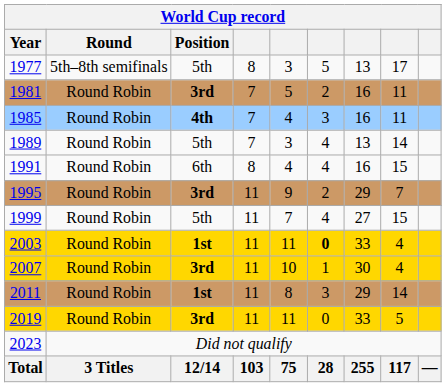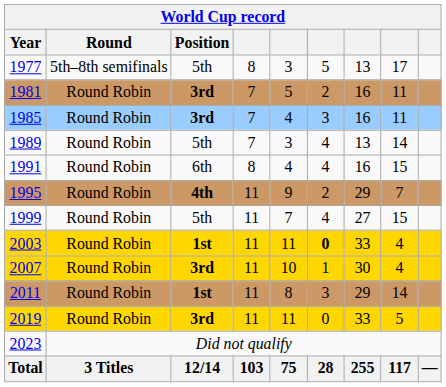(202, 117) 4th -> (202, 117) 3rd
(202, 192) 3rd -> (202, 192) 4th
